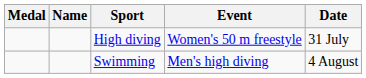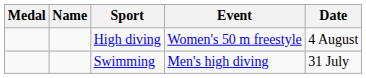(329, 39) 31 July -> (333, 39) 4 August
(333, 62) 4 August -> (329, 62) 31 July
